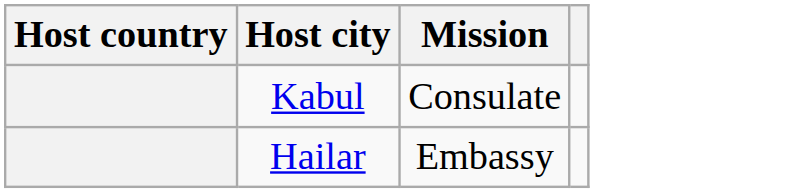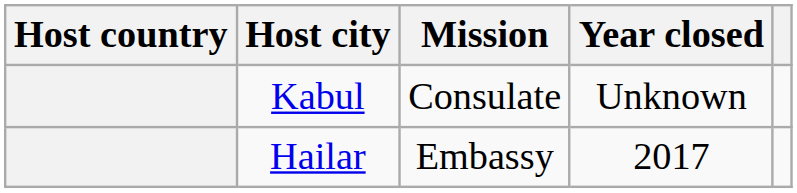+ column: (671, 34)
